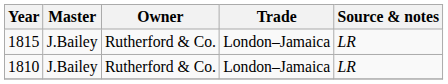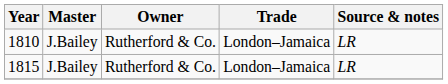rows swapped: (24, 66) <-> (24, 41)
